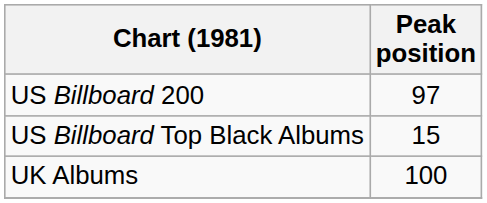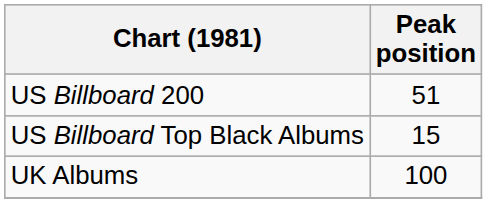(426, 94) 97 -> (426, 94) 51
